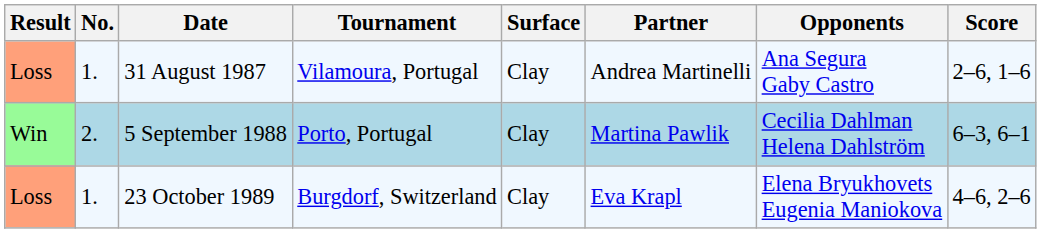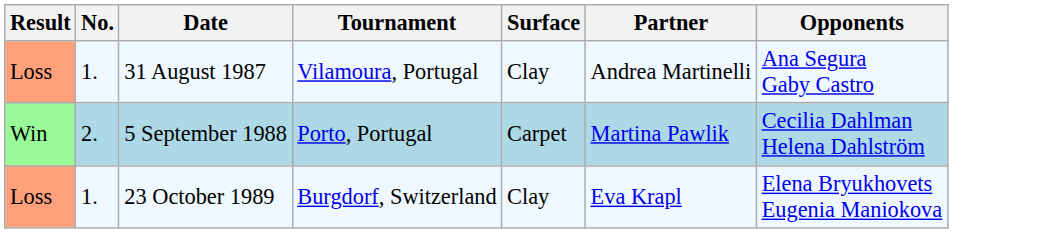- column: (992, 22)
(528, 133) Clay -> (537, 133) Carpet
